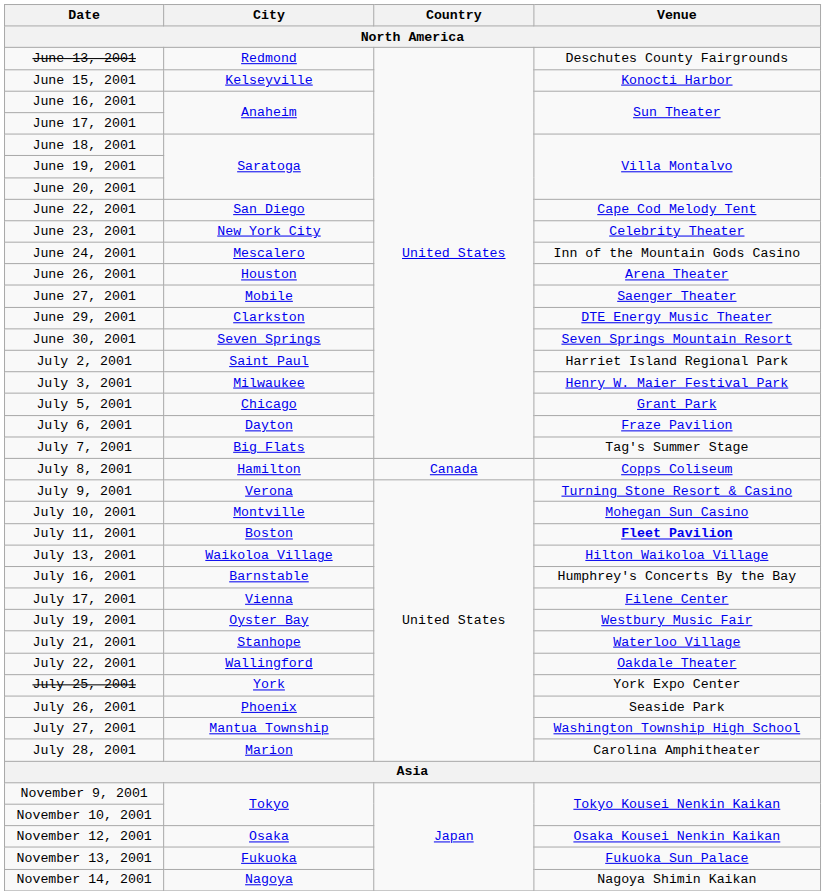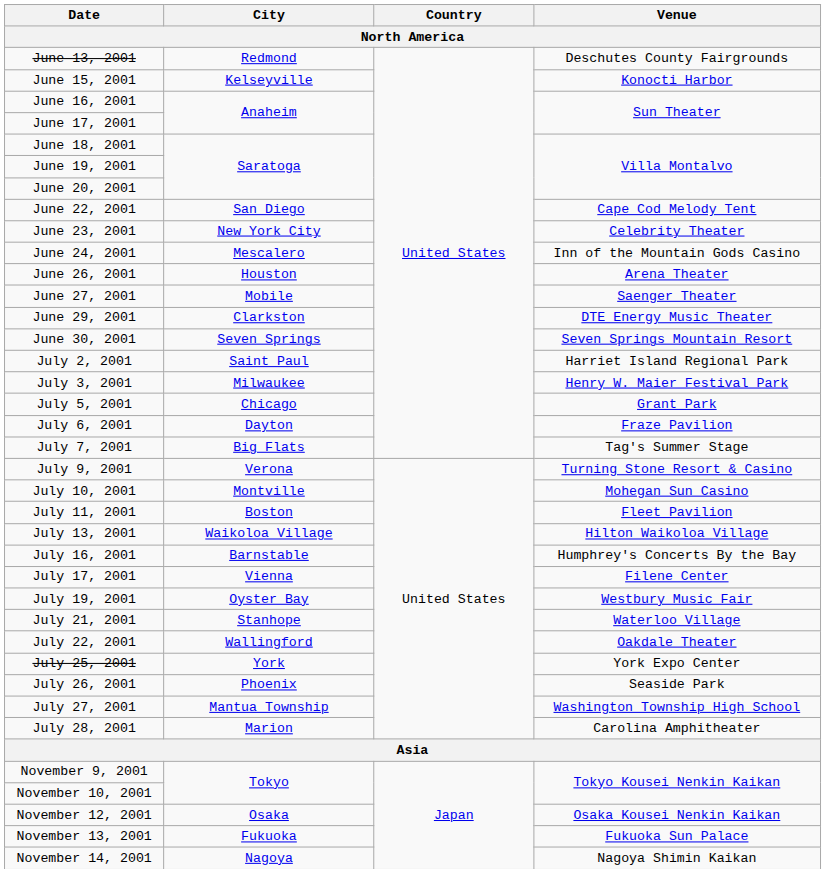- row: (84, 469)
(677, 534) bold -> (677, 512) normal
